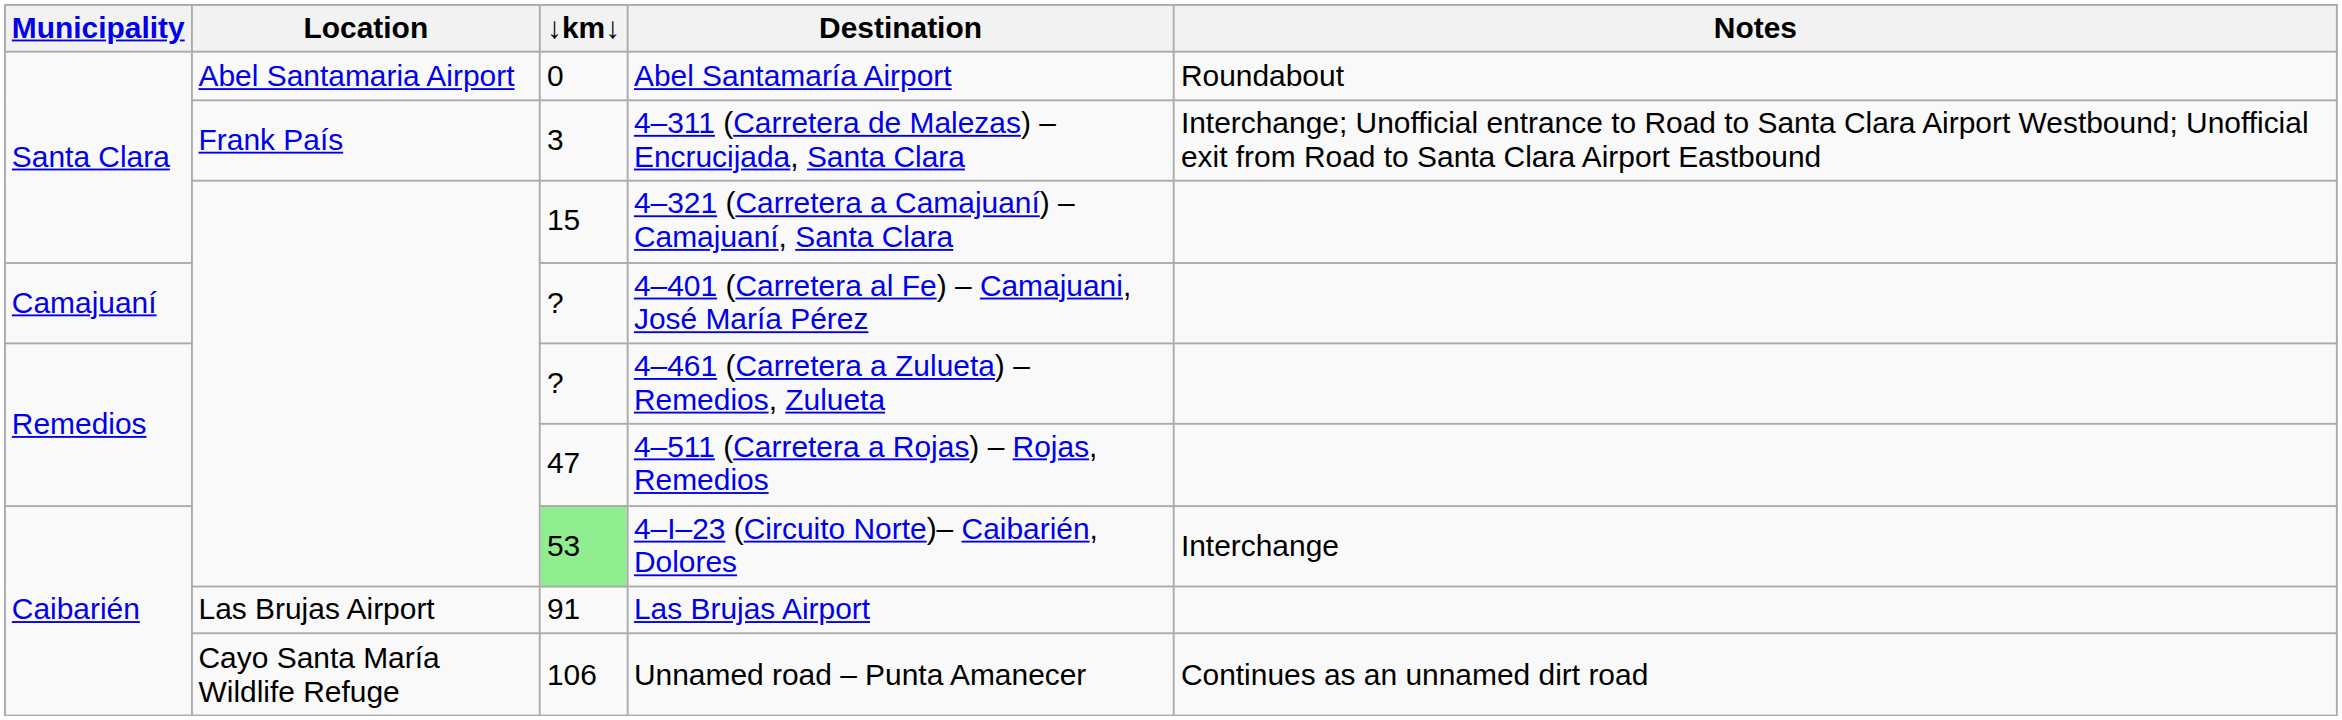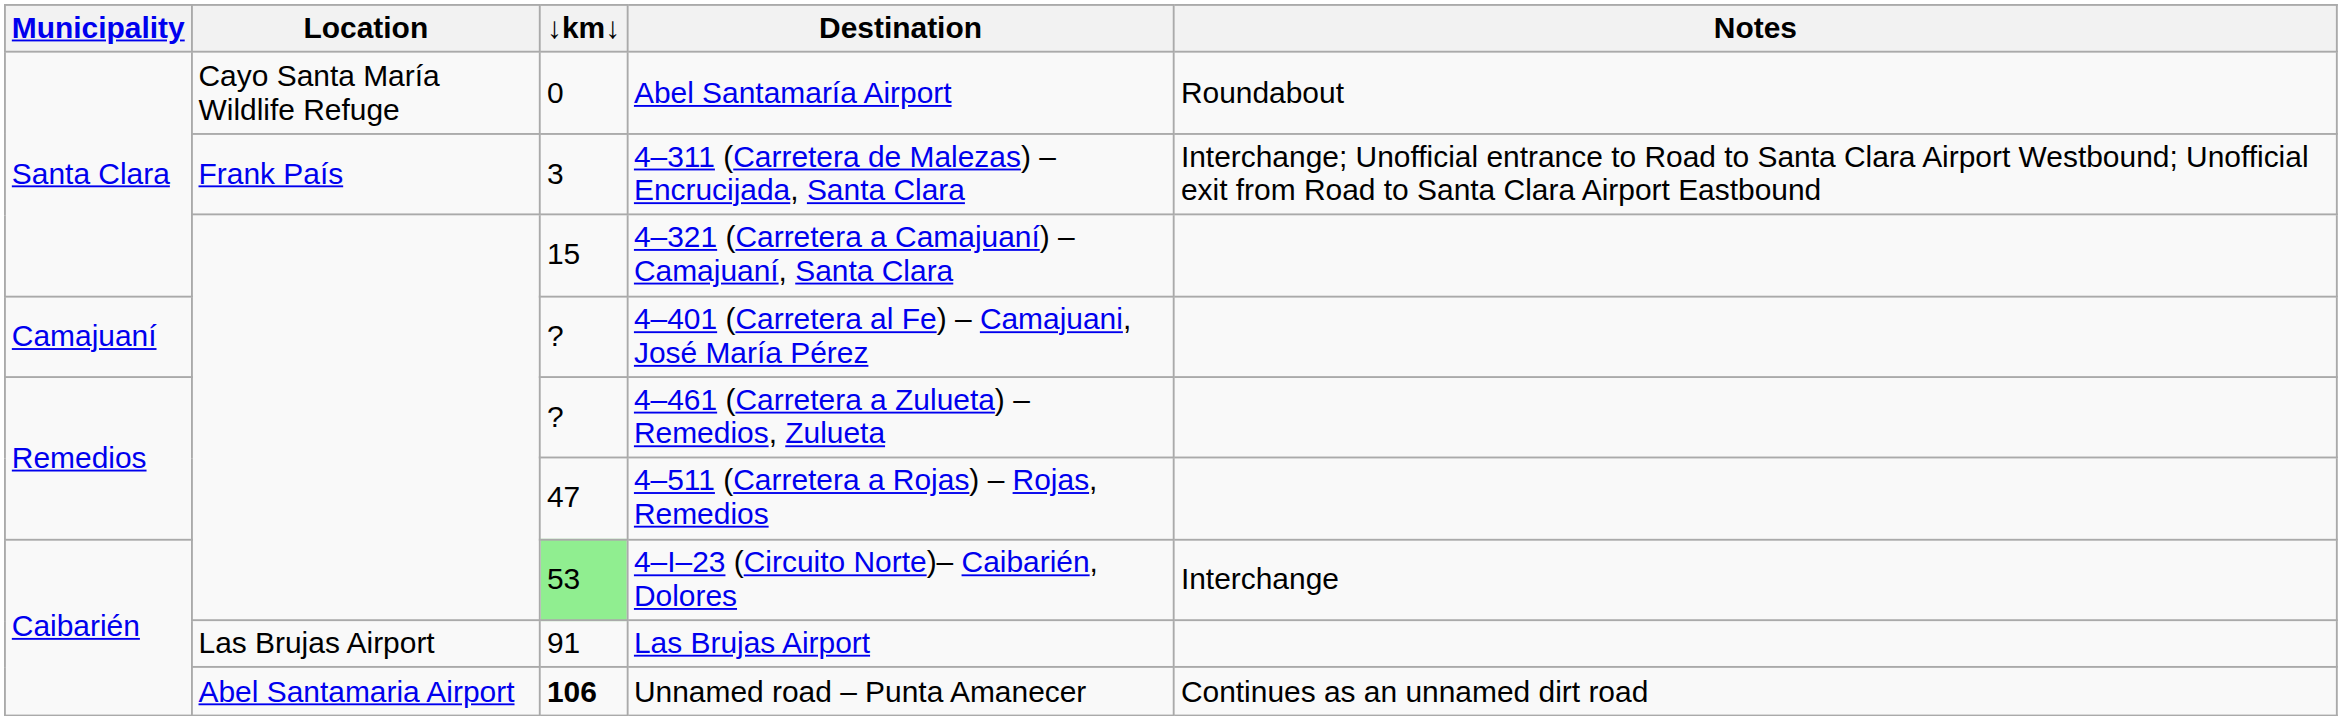(357, 75) Abel Santamaria Airport -> (319, 92) Cayo Santa María Wildlife Refuge
(319, 674) Cayo Santa María Wildlife Refuge -> (357, 690) Abel Santamaria Airport
(572, 674) normal -> (572, 690) bold
